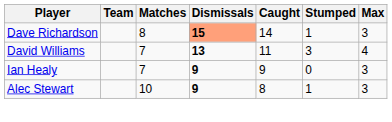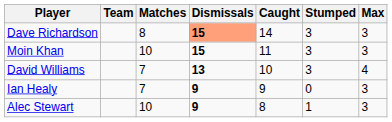(309, 32) 1 -> (309, 32) 3
+ row: (35, 51)
(265, 51) 11 -> (266, 70) 10
